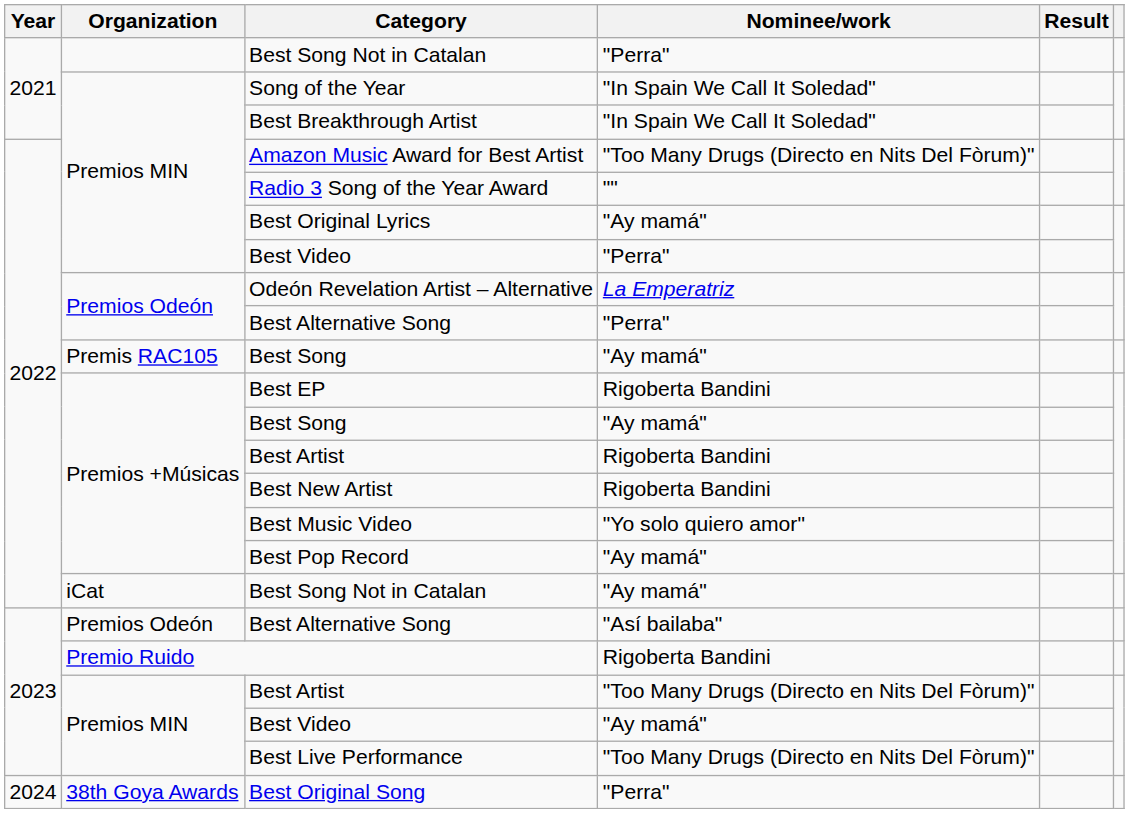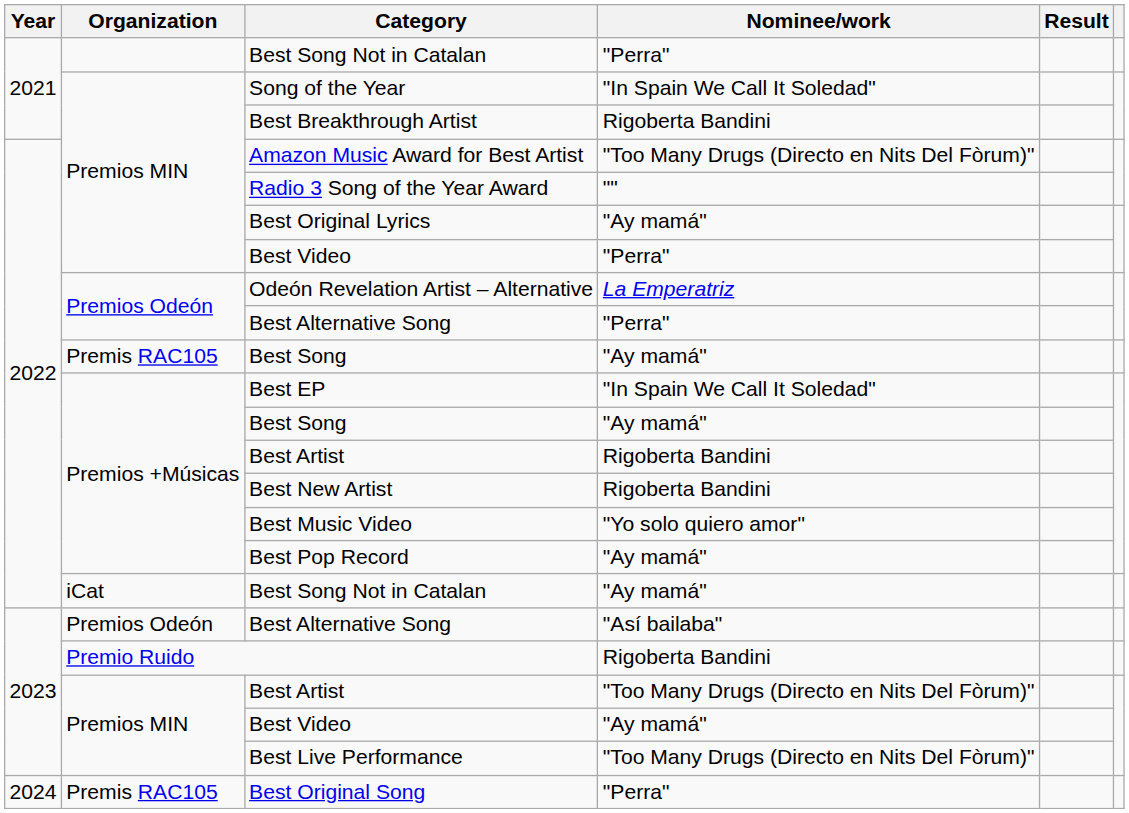(739, 121) "In Spain We Call It Soledad" -> (687, 121) Rigoberta Bandini
(687, 389) Rigoberta Bandini -> (739, 389) "In Spain We Call It Soledad"
(152, 791) 38th Goya Awards -> (142, 791) Premis RAC105
